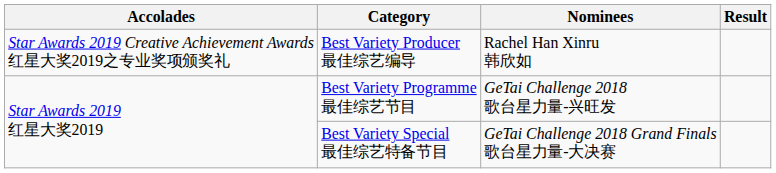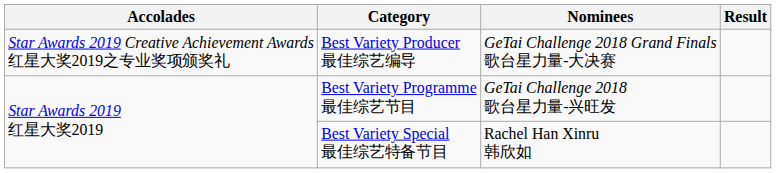(542, 51) Rachel Han Xinru 韩欣如 -> (600, 51) GeTai Challenge 2018 Grand Finals 歌台星力量-大决赛
(600, 143) GeTai Challenge 2018 Grand Finals 歌台星力量-大决赛 -> (542, 143) Rachel Han Xinru 韩欣如
